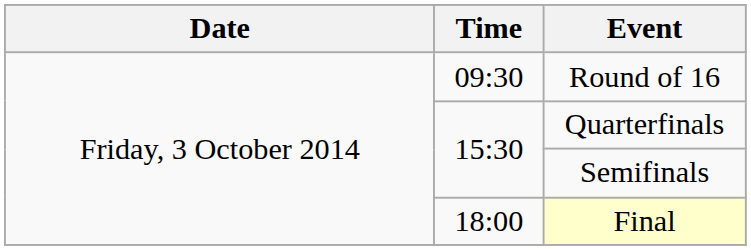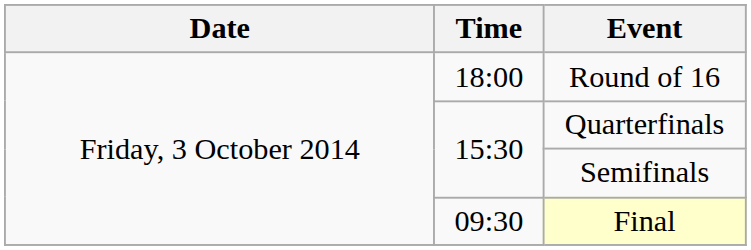(489, 76) 09:30 -> (489, 76) 18:00
(489, 220) 18:00 -> (489, 220) 09:30
